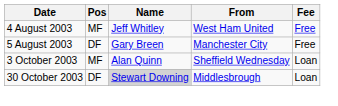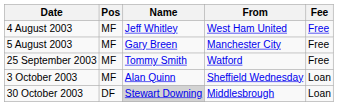(95, 45) DF -> (109, 45) MF
+ row: (52, 61)
